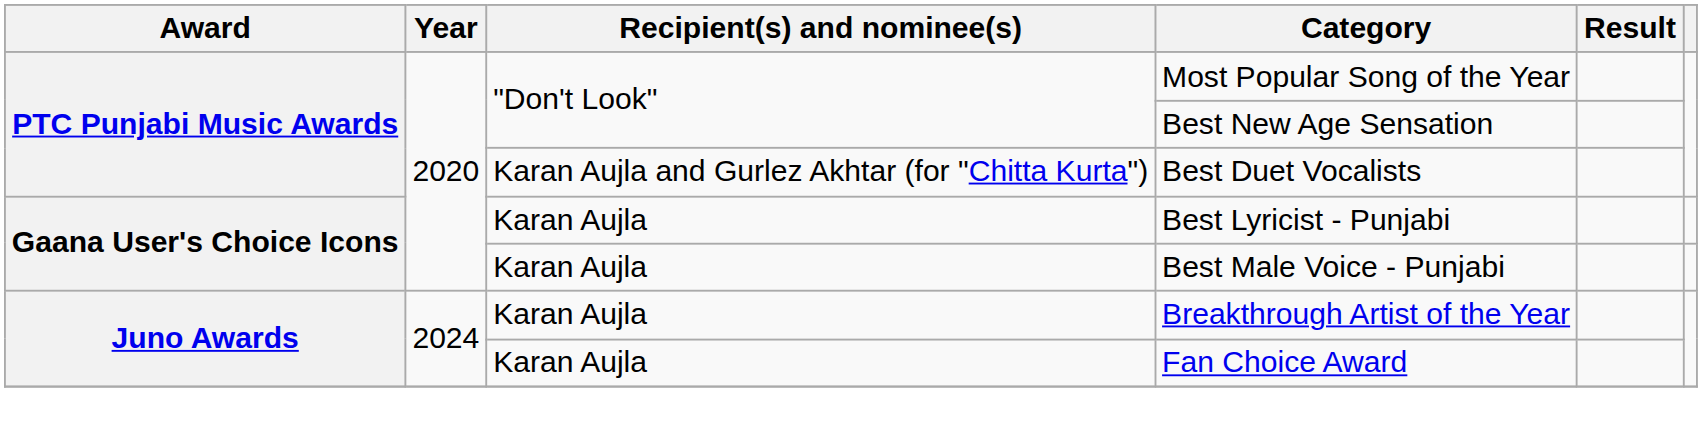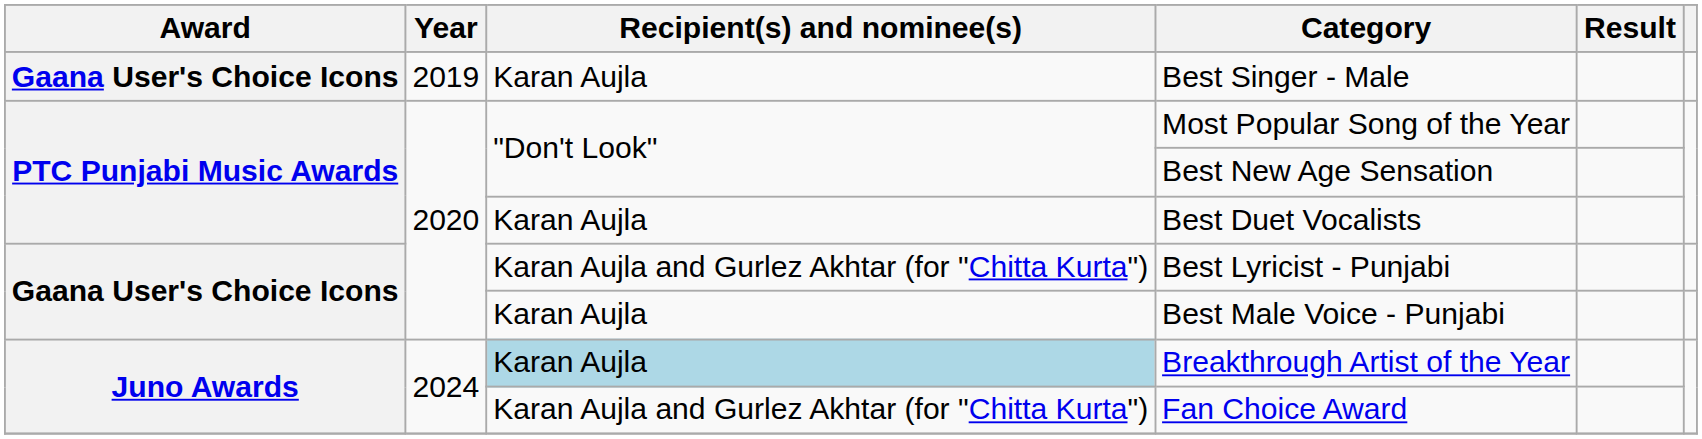+ row: (1286, 76)
(821, 171) Karan Aujla and Gurlez Akhtar (for "Chitta Kurta") -> (570, 219) Karan Aujla
(570, 219) Karan Aujla -> (821, 266) Karan Aujla and Gurlez Akhtar (for "Chitta Kurta")
(570, 314) no background -> (570, 362) lightblue background
(570, 362) Karan Aujla -> (821, 409) Karan Aujla and Gurlez Akhtar (for "Chitta Kurta")
